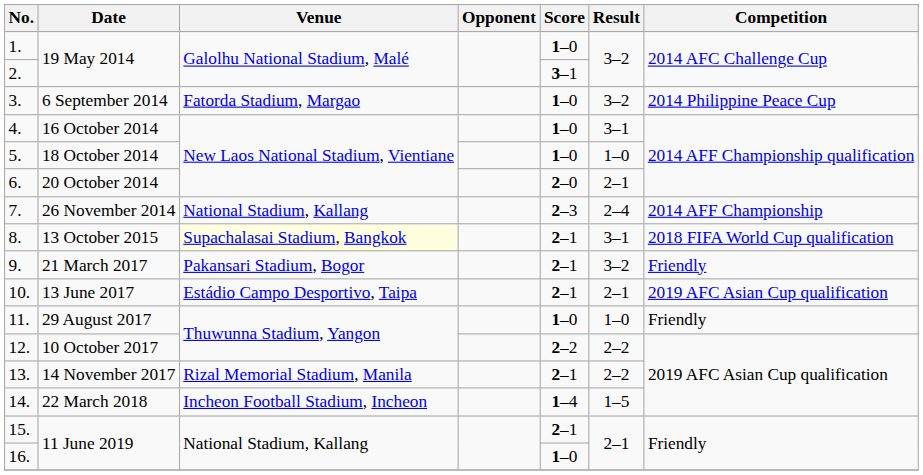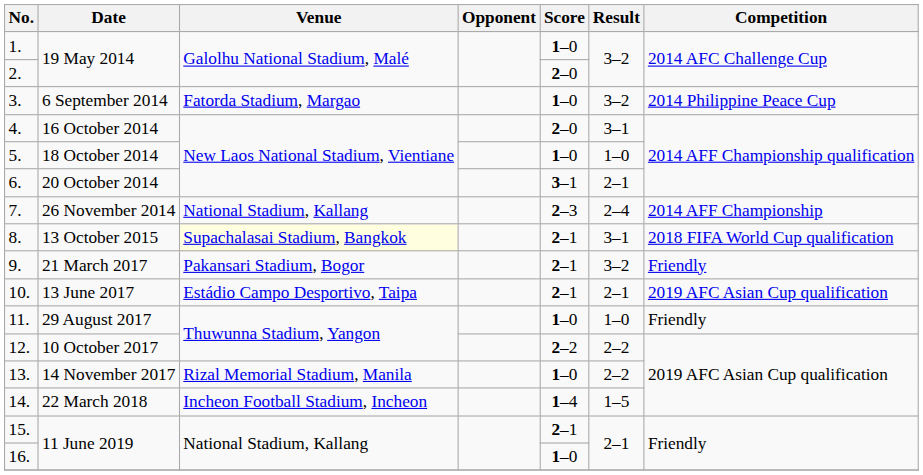(564, 73) 3–1 -> (564, 73) 2–0
(564, 127) 1–0 -> (564, 127) 2–0
(564, 182) 2–0 -> (564, 182) 3–1
(564, 374) 2–1 -> (564, 374) 1–0
